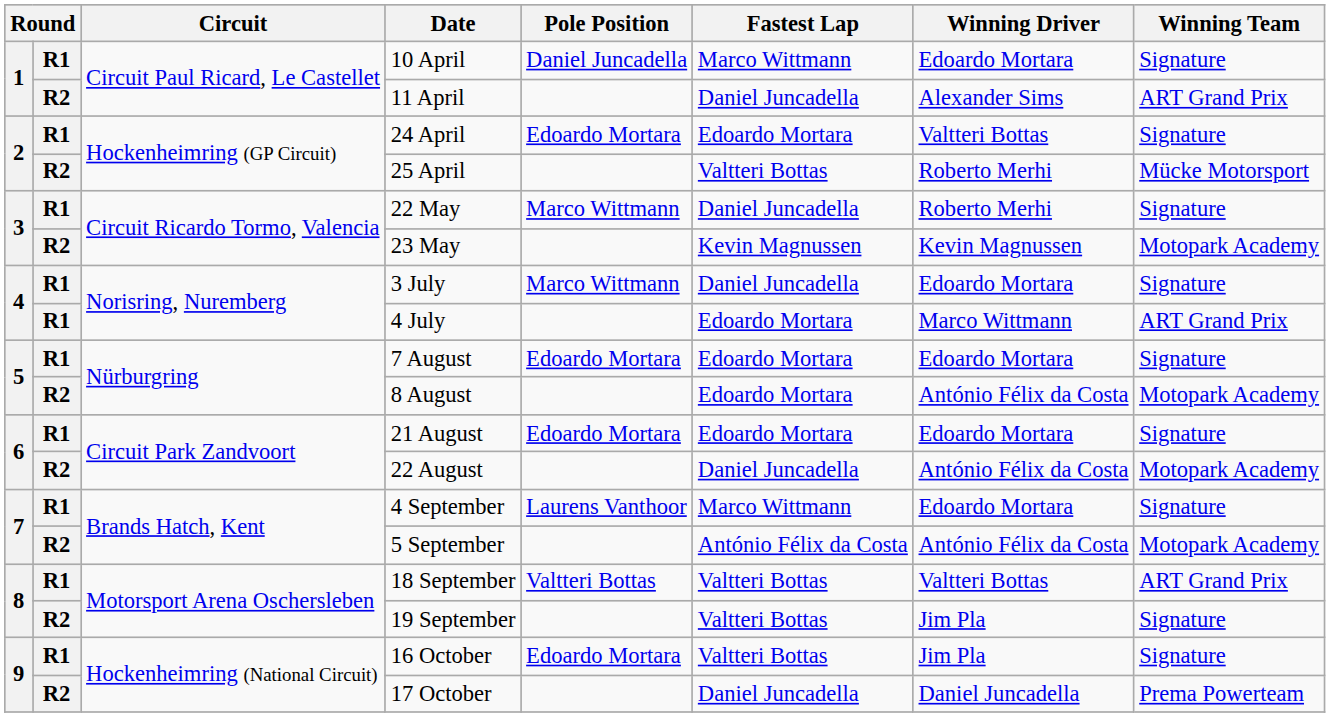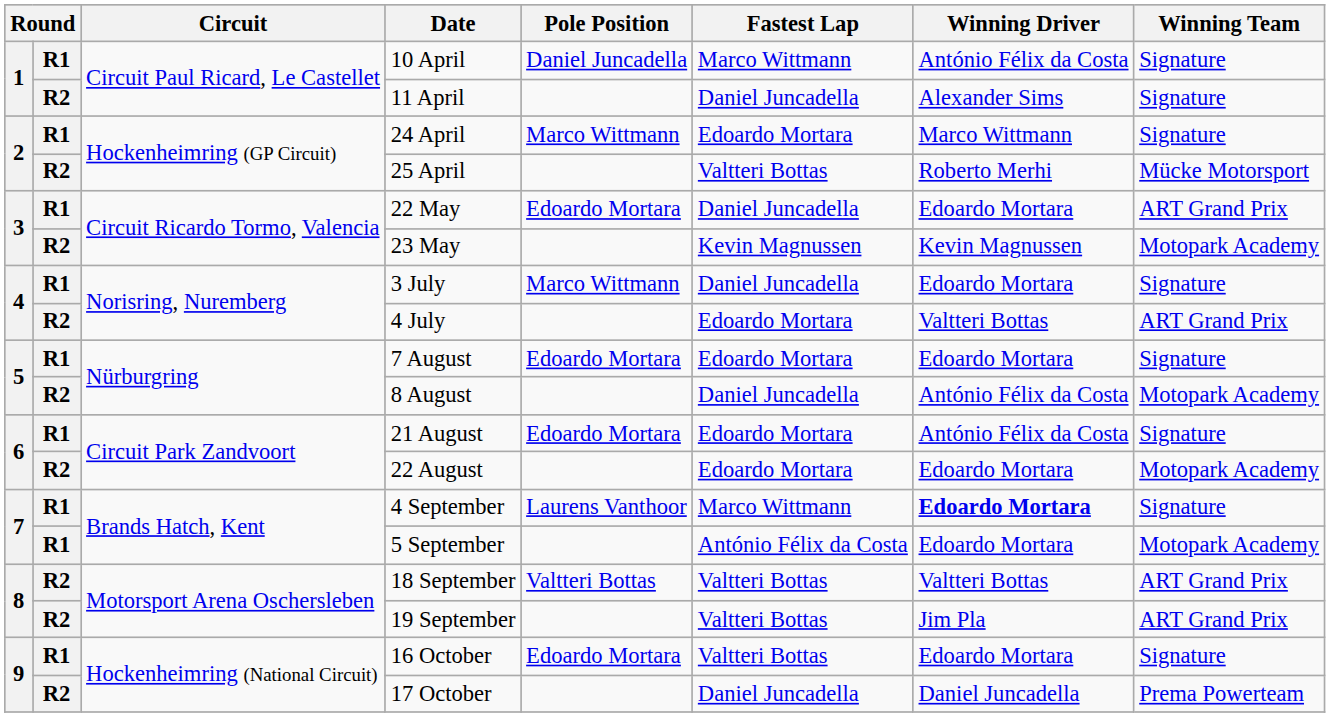(996, 59) Edoardo Mortara -> (1024, 59) António Félix da Costa
(1214, 97) ART Grand Prix -> (1182, 97) Signature
(604, 134) Edoardo Mortara -> (603, 134) Marco Wittmann
(983, 134) Valtteri Bottas -> (995, 134) Marco Wittmann
(603, 208) Marco Wittmann -> (604, 208) Edoardo Mortara
(985, 208) Roberto Merhi -> (996, 208) Edoardo Mortara
(1182, 208) Signature -> (1214, 208) ART Grand Prix
(57, 320) R1 -> (57, 320) R2
(995, 320) Marco Wittmann -> (983, 320) Valtteri Bottas
(775, 395) Edoardo Mortara -> (778, 395) Daniel Juncadella
(996, 432) Edoardo Mortara -> (1024, 432) António Félix da Costa
(778, 469) Daniel Juncadella -> (775, 469) Edoardo Mortara
(1024, 469) António Félix da Costa -> (996, 469) Edoardo Mortara
(996, 506) normal -> (1005, 506) bold
(57, 544) R2 -> (57, 544) R1
(1024, 544) António Félix da Costa -> (996, 544) Edoardo Mortara
(57, 581) R1 -> (57, 581) R2
(1182, 618) Signature -> (1214, 618) ART Grand Prix
(952, 655) Jim Pla -> (996, 655) Edoardo Mortara
